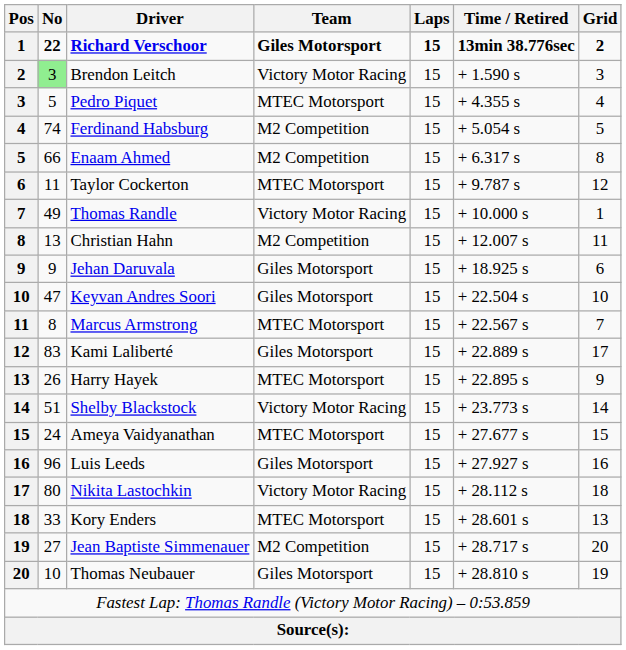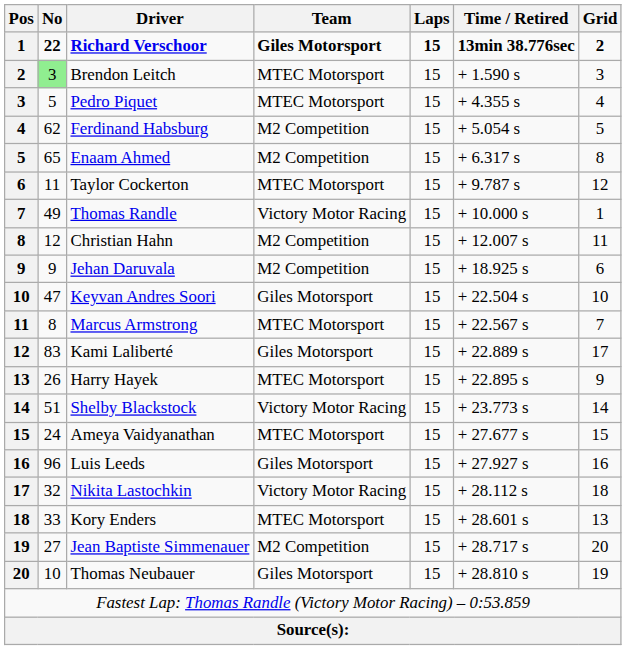(332, 73) Victory Motor Racing -> (321, 73) MTEC Motorsport
(52, 129) 74 -> (52, 129) 62
(52, 157) 66 -> (52, 157) 65
(52, 240) 13 -> (52, 240) 12
(315, 268) Giles Motorsport -> (313, 268) M2 Competition
(52, 490) 80 -> (52, 490) 32
